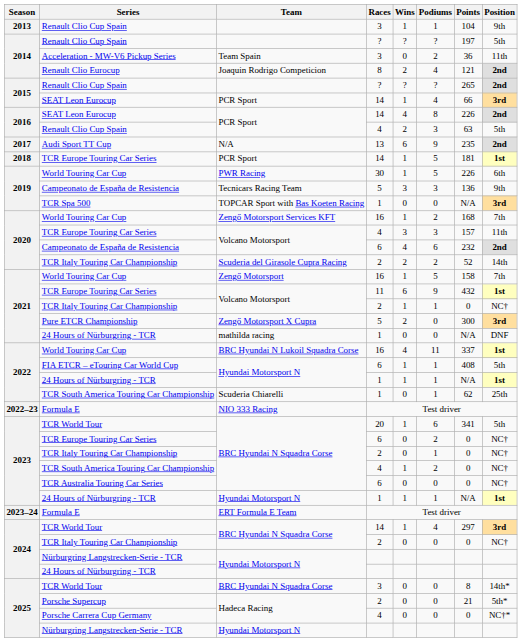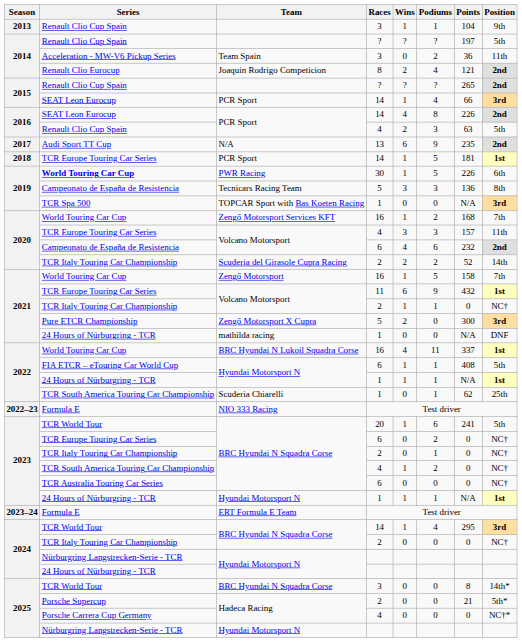(84, 174) normal -> (88, 174) bold
(500, 188) 9th -> (500, 188) 8th
(468, 424) 341 -> (468, 424) 241
(468, 527) 297 -> (468, 527) 295
